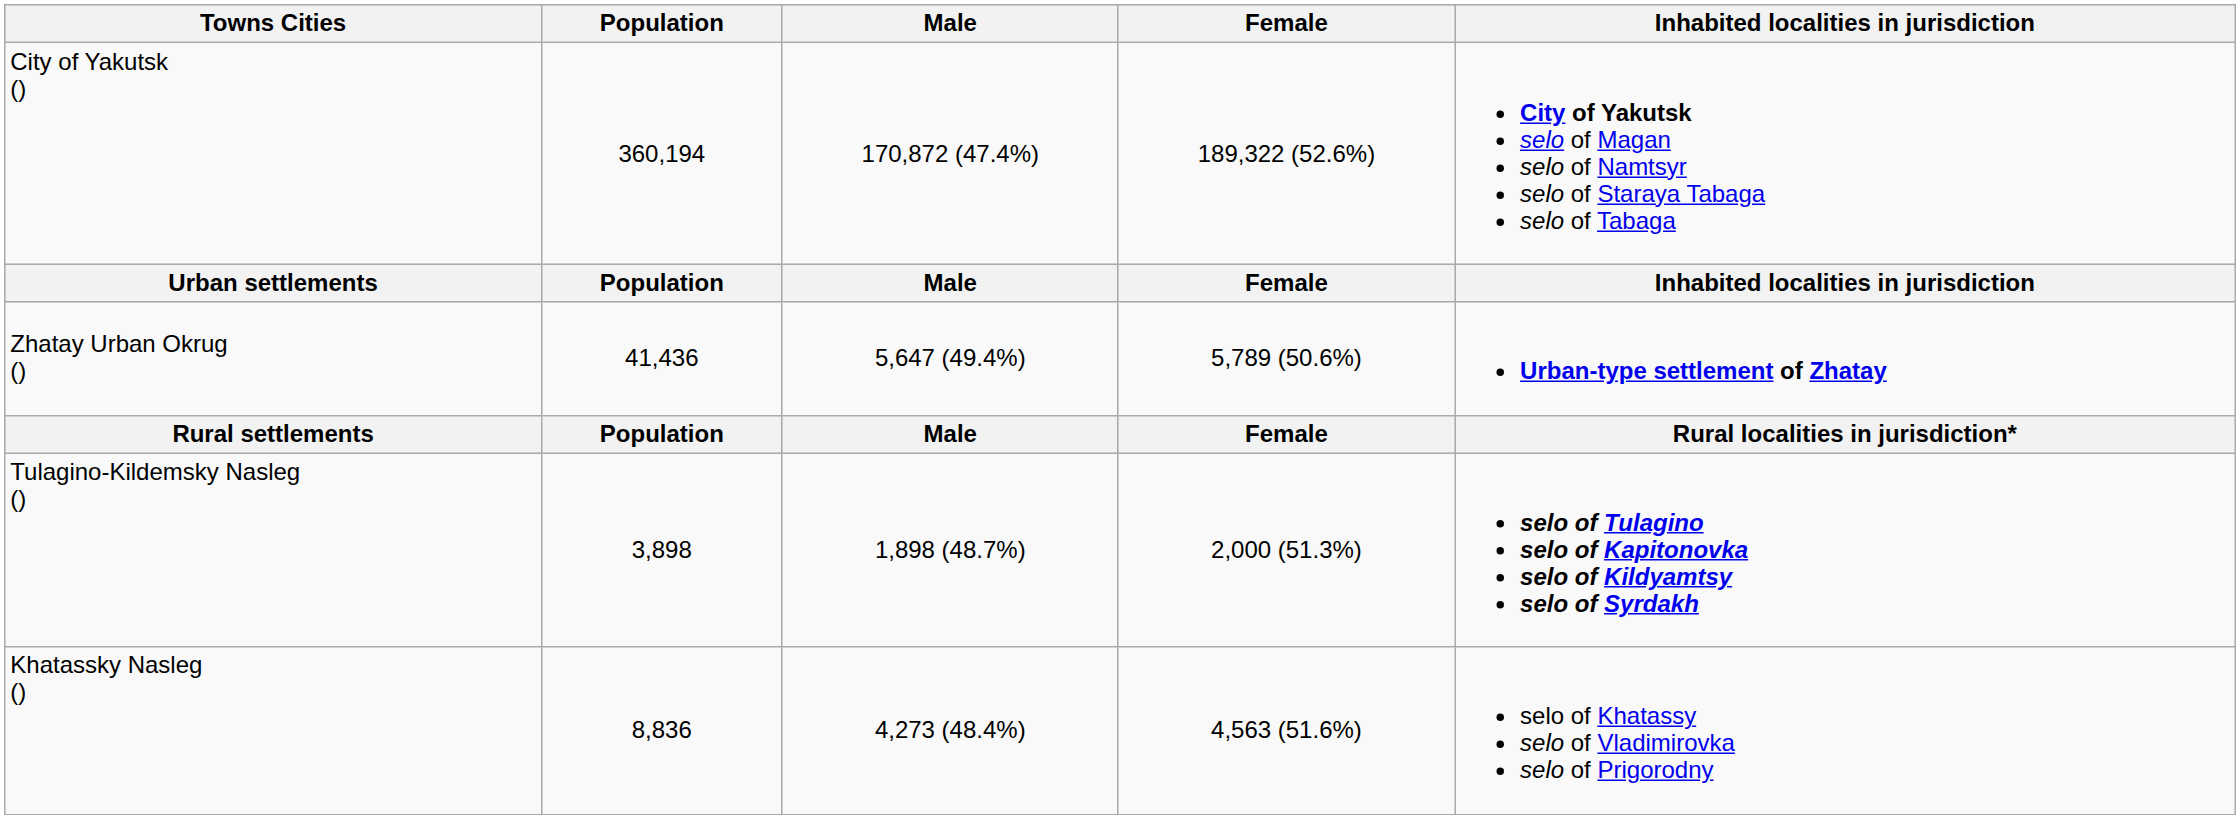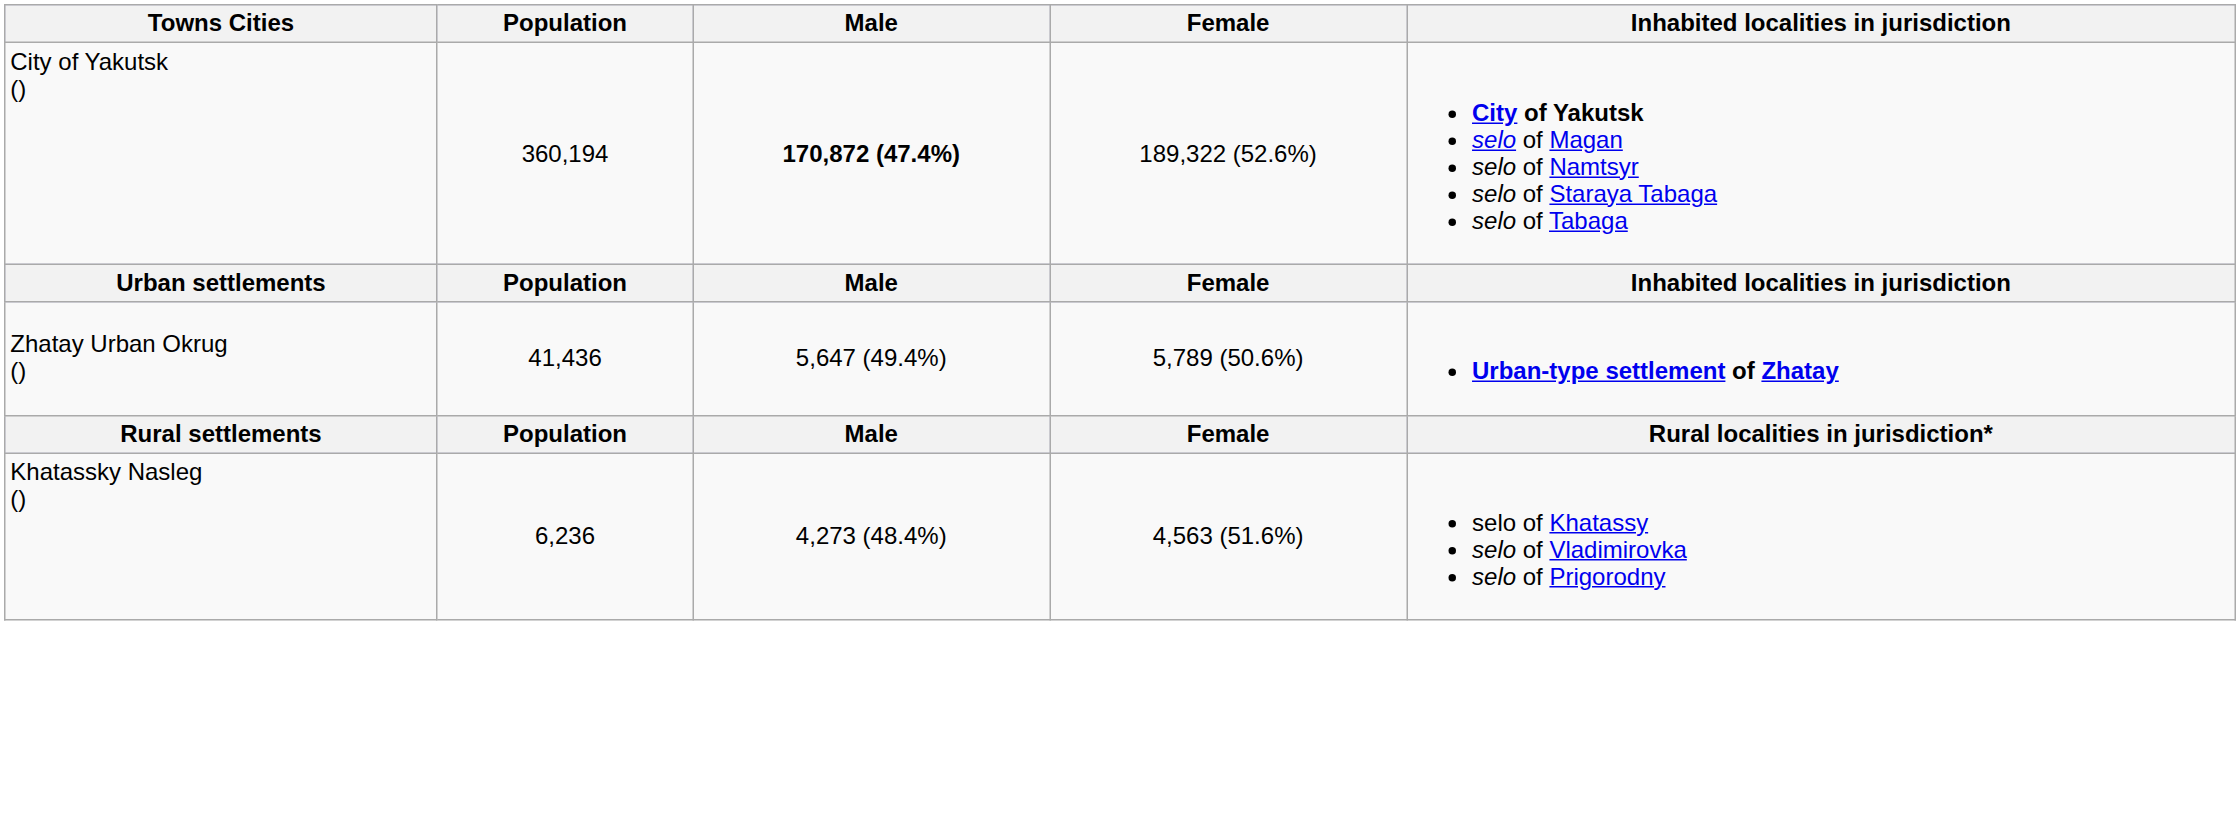(950, 153) normal -> (871, 153) bold
- row: (155, 485)
(662, 730) 8,836 -> (565, 536) 6,236
